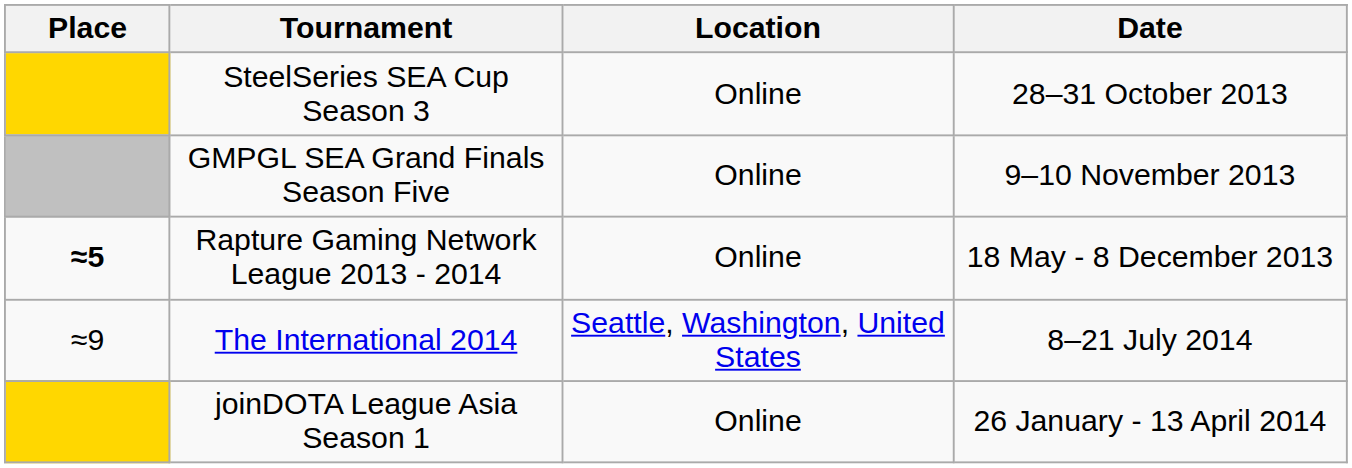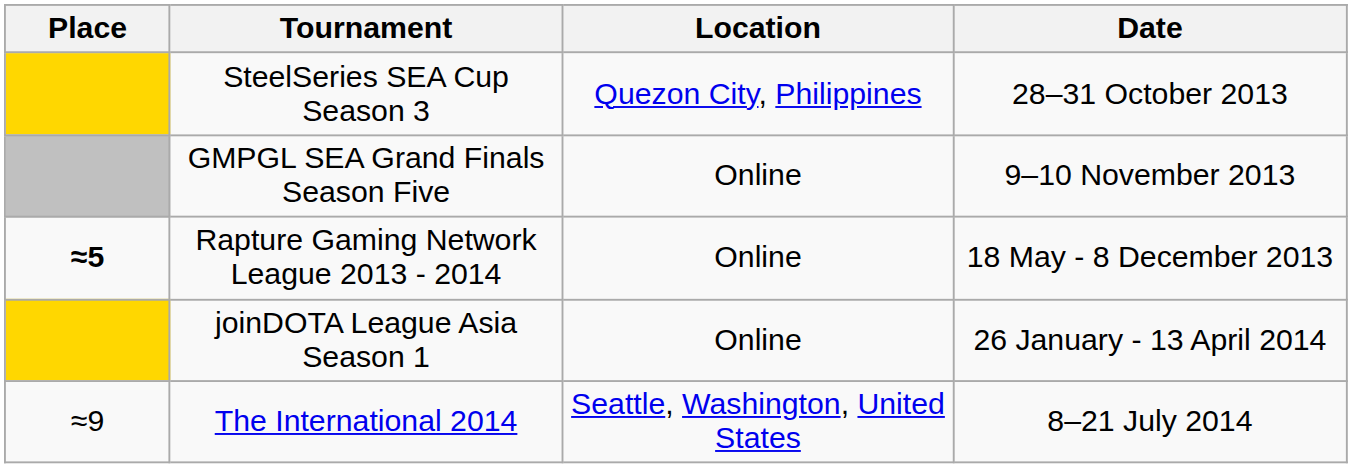(758, 93) Online -> (758, 93) Quezon City, Philippines
rows swapped: (366, 421) <-> (366, 339)
